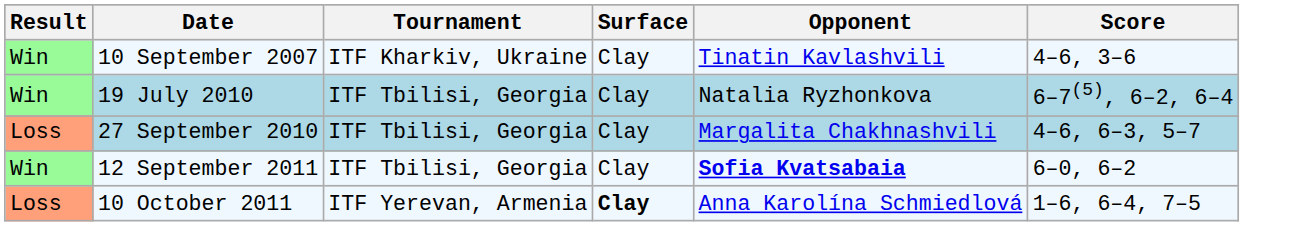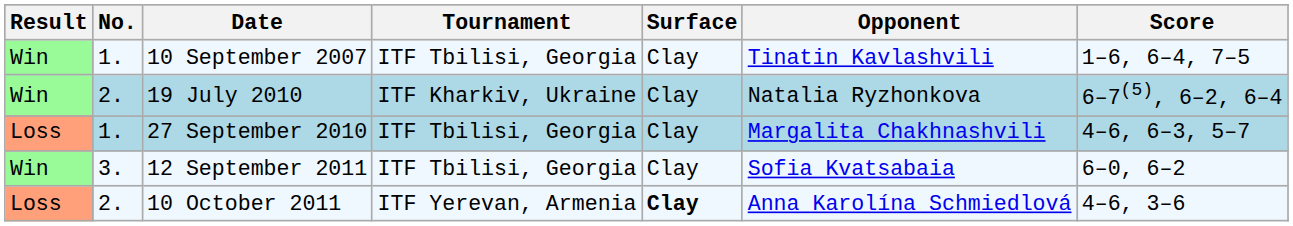+ column: (117, 22)
(458, 58) ITF Kharkiv, Ukraine -> (507, 58) ITF Tbilisi, Georgia
(1084, 58) 4–6, 3–6 -> (1166, 58) 1–6, 6–4, 7–5
(458, 96) ITF Tbilisi, Georgia -> (507, 96) ITF Kharkiv, Ukraine
(802, 169) bold -> (851, 169) normal
(1117, 204) 1–6, 6–4, 7–5 -> (1134, 204) 4–6, 3–6
